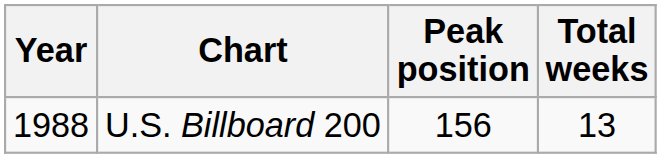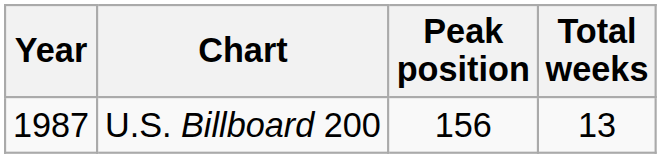(51, 124) 1988 -> (51, 124) 1987
